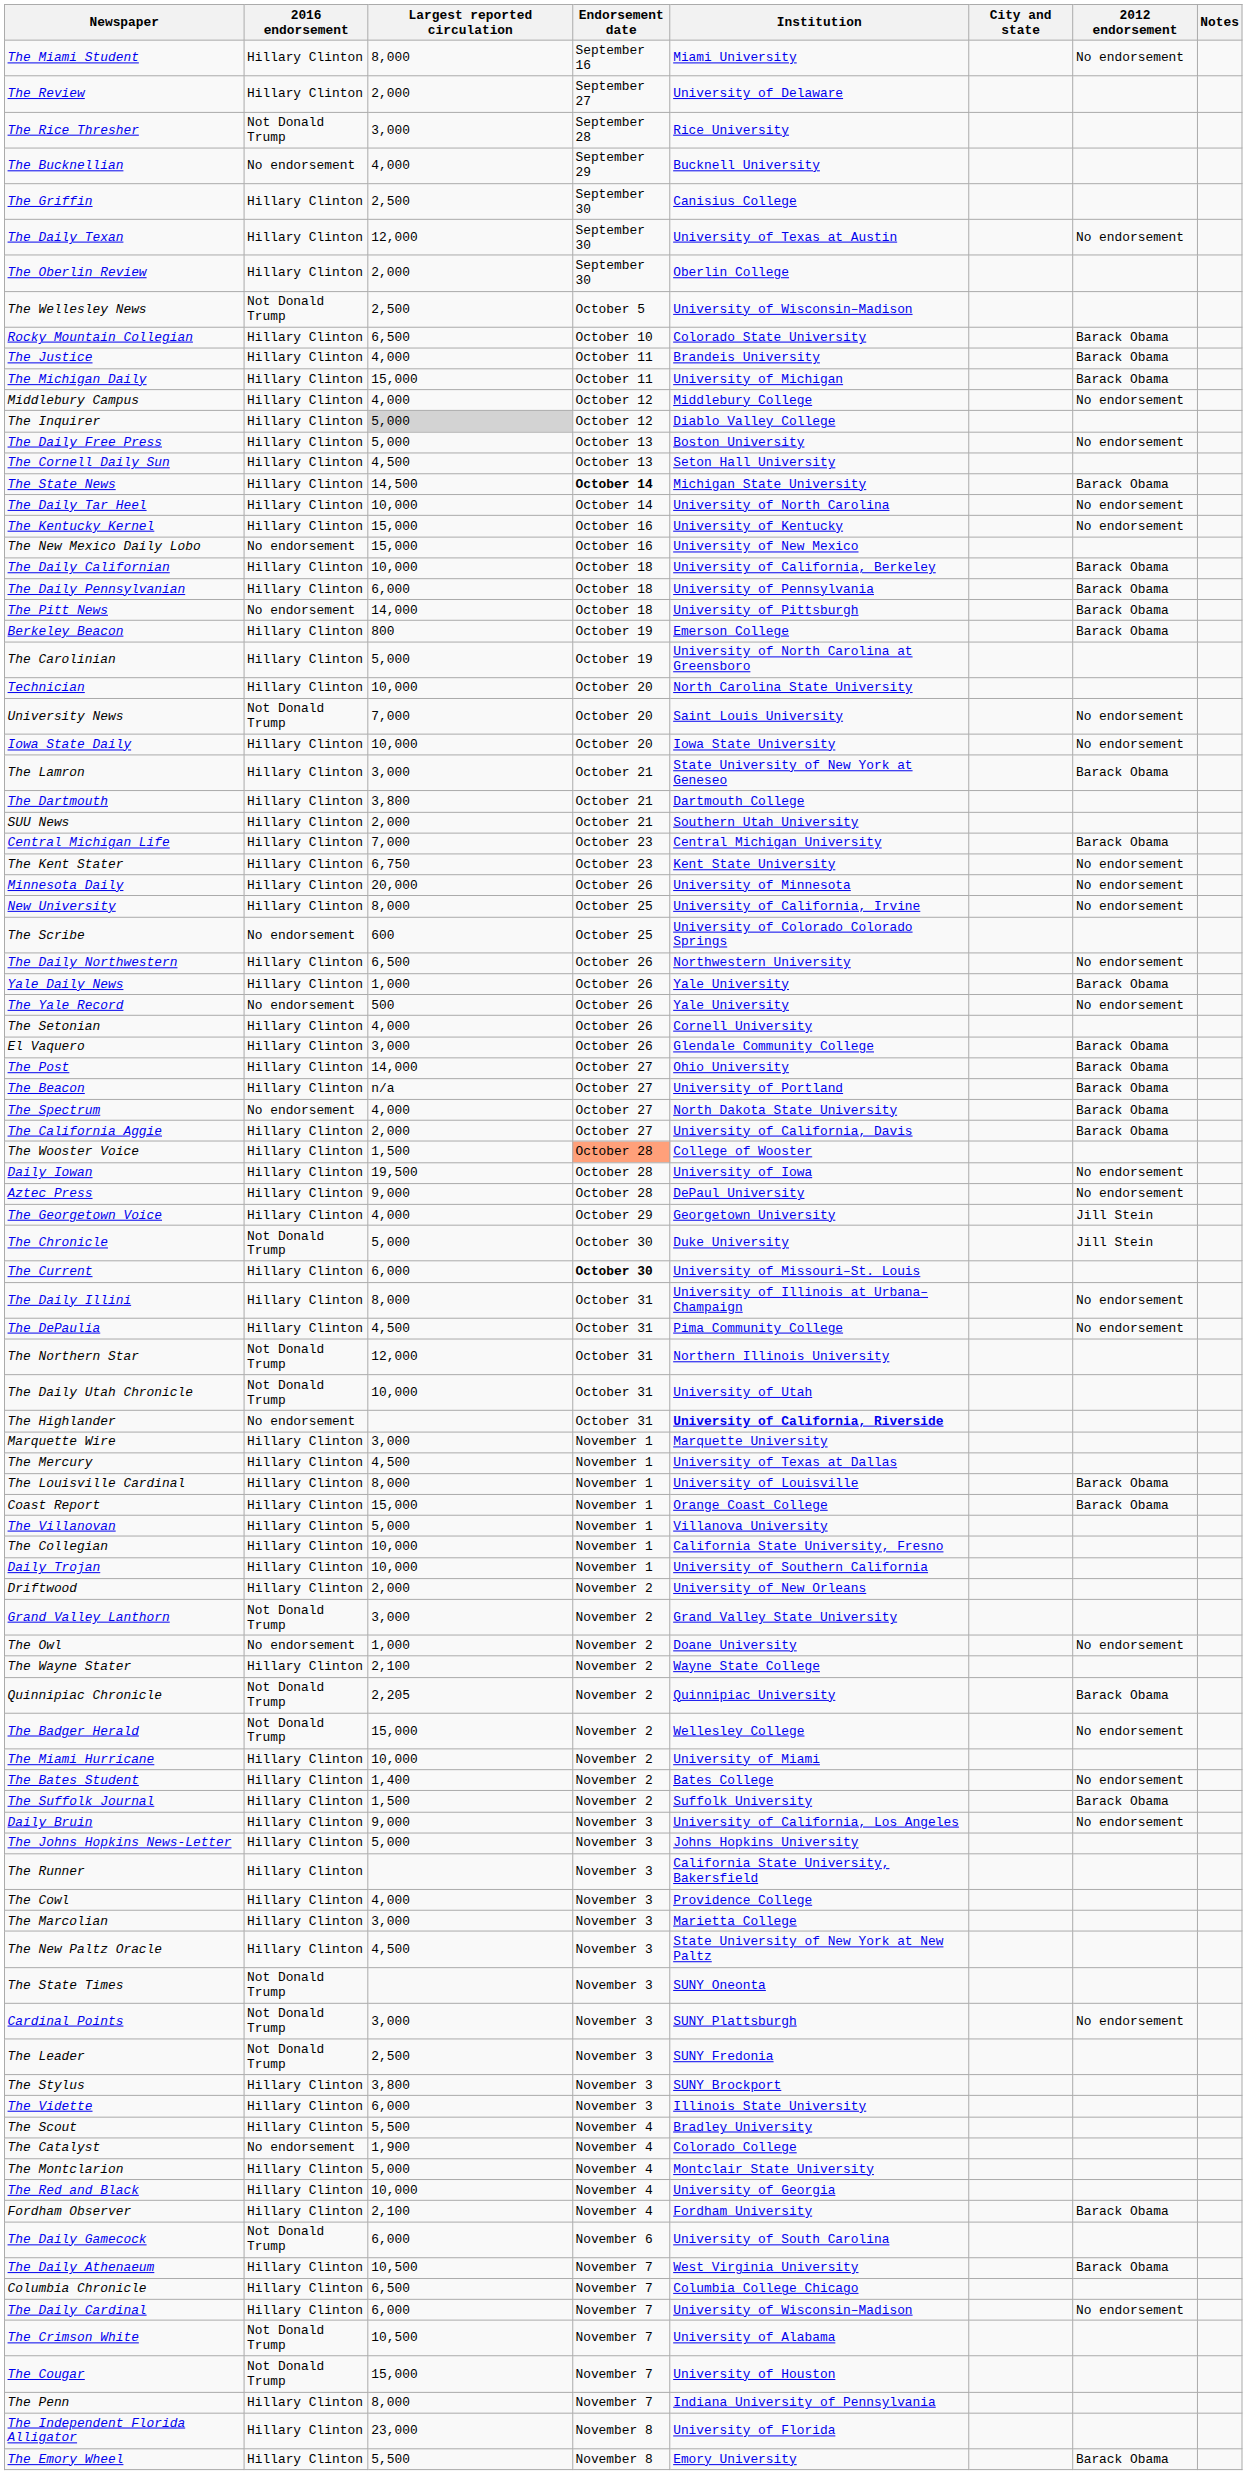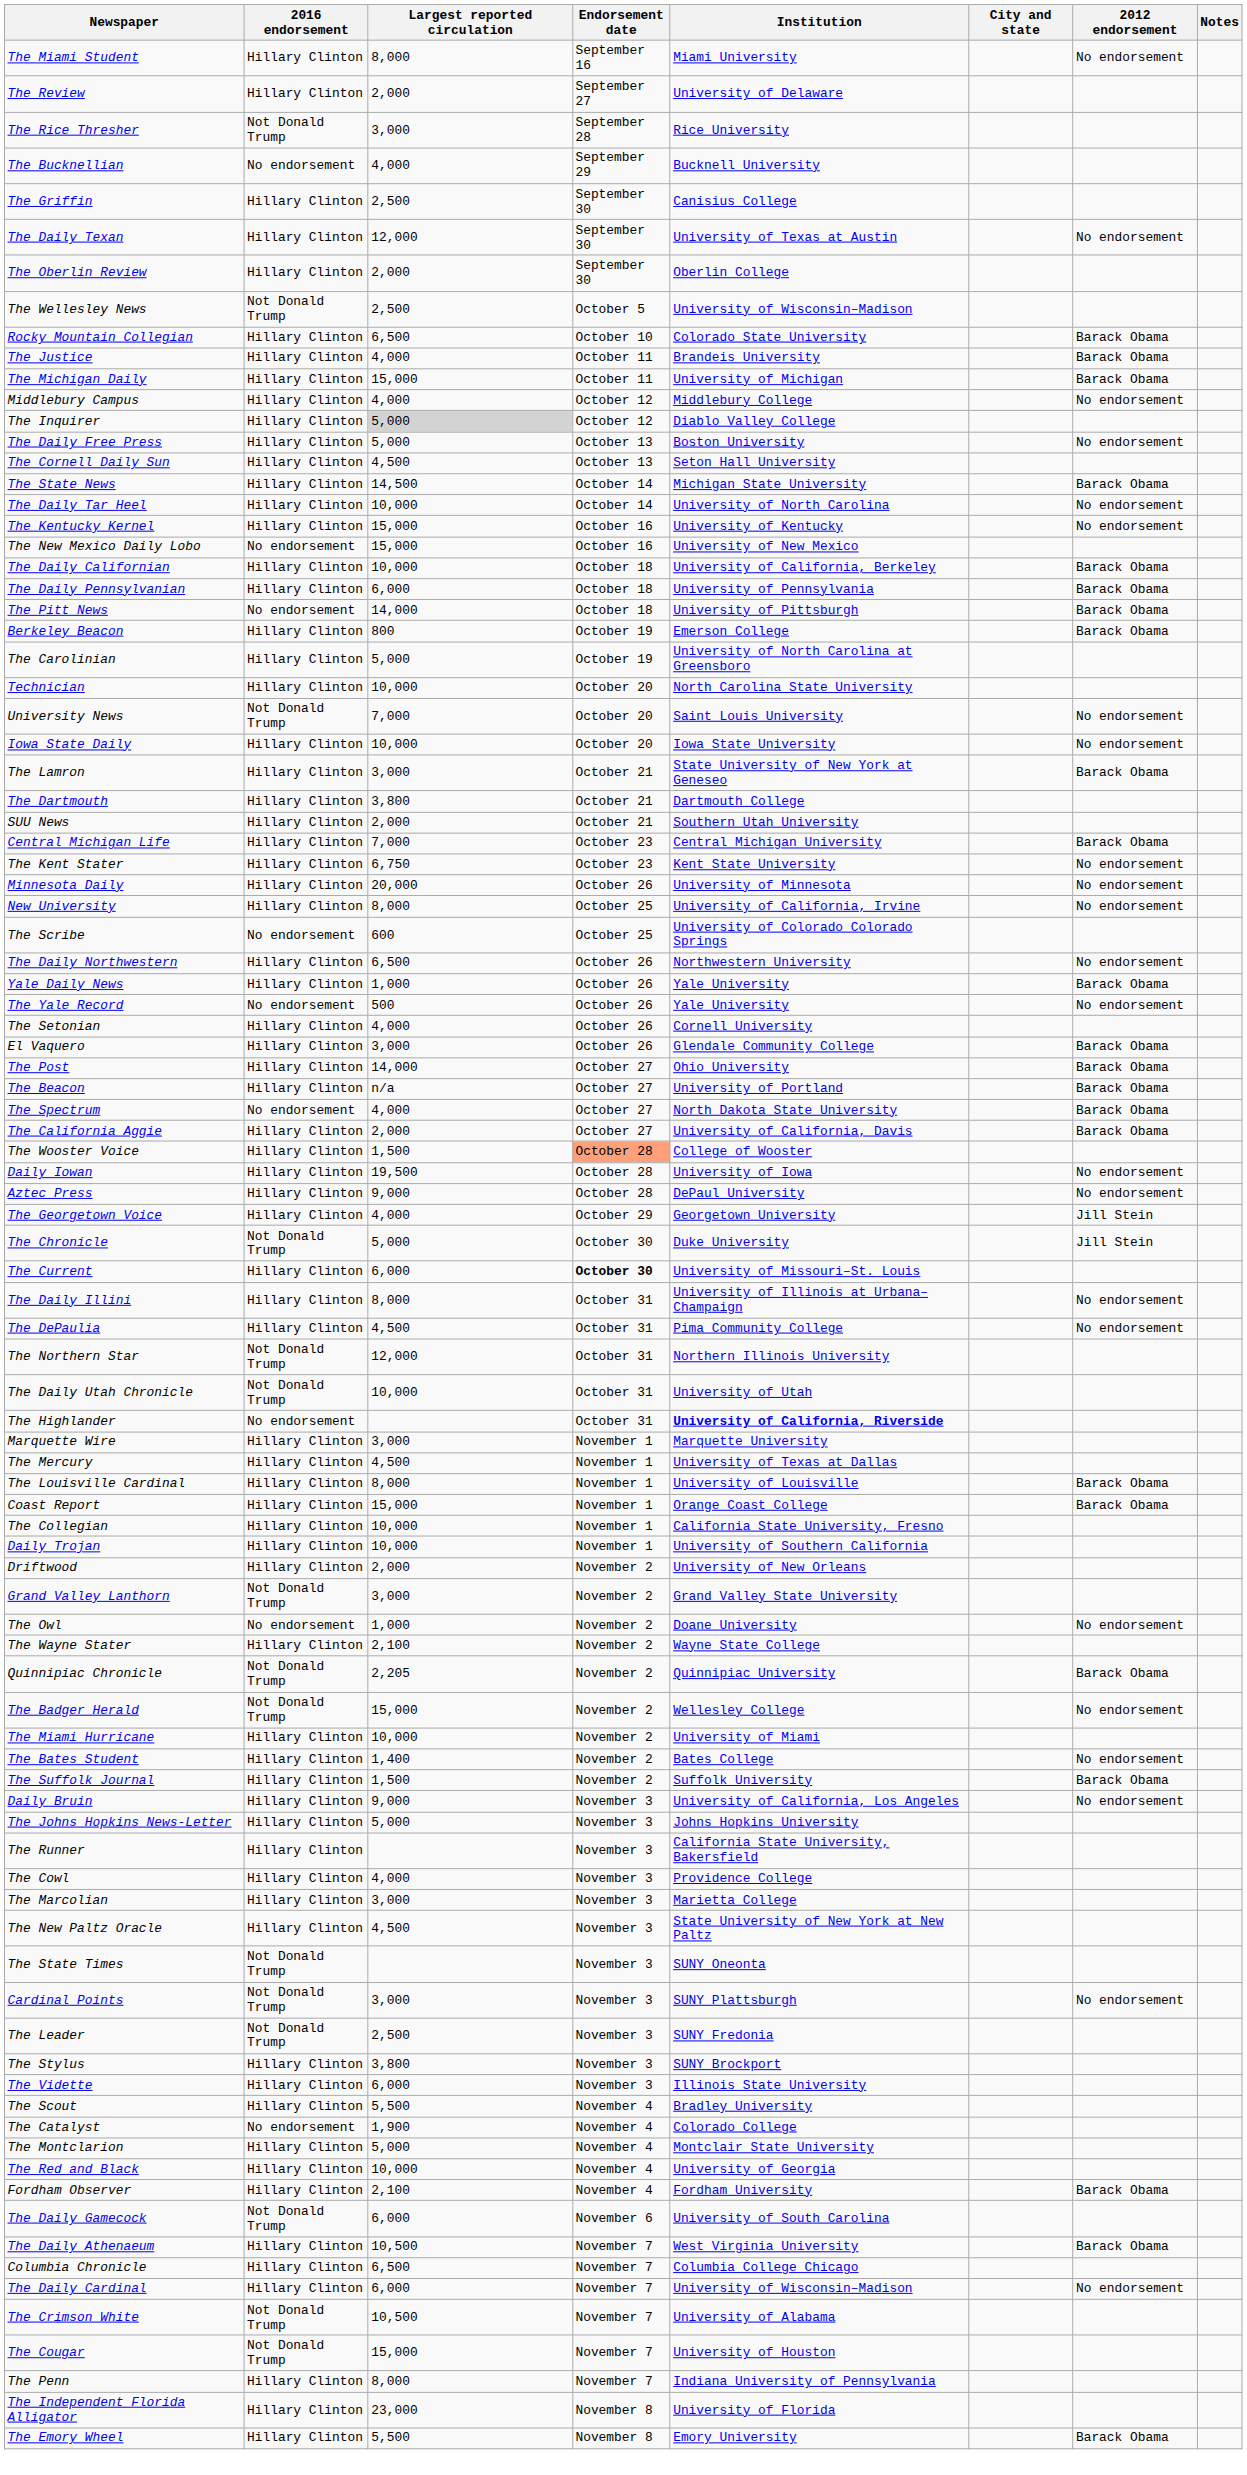(614, 484) bold -> (614, 484) normal
- row: (62, 1526)
